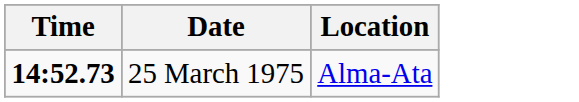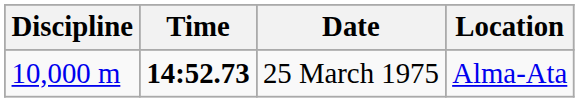+ column: (72, 27)
